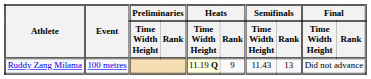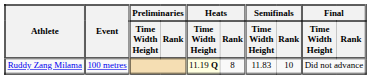(233, 66) 9 -> (233, 66) 8
(261, 66) 11.43 -> (261, 66) 11.83
(289, 66) 13 -> (289, 66) 10
